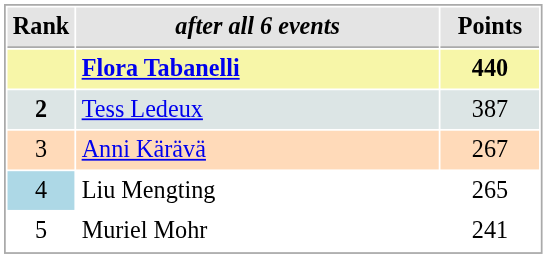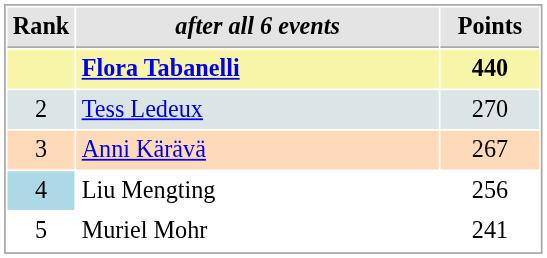(41, 109) bold -> (41, 109) normal
(490, 109) 387 -> (490, 109) 270
(490, 190) 265 -> (490, 190) 256
